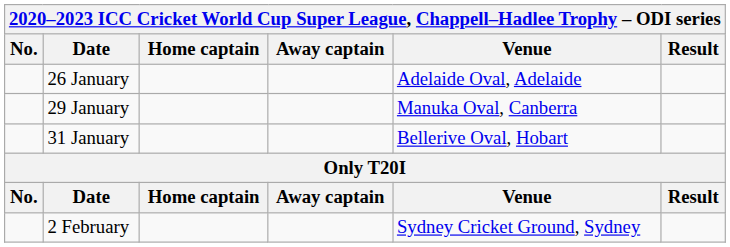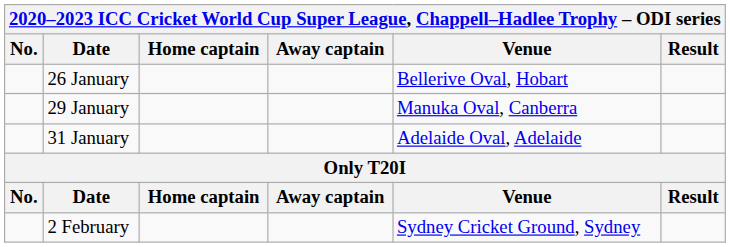(489, 78) Adelaide Oval, Adelaide -> (482, 78) Bellerive Oval, Hobart
(482, 138) Bellerive Oval, Hobart -> (489, 138) Adelaide Oval, Adelaide
